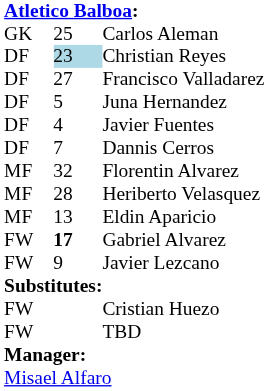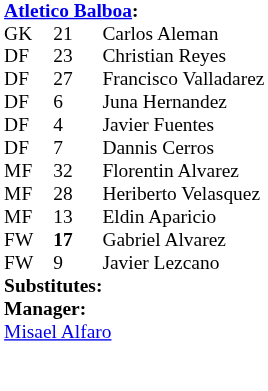(63, 33) 25 -> (63, 33) 21
(63, 56) lightblue background -> (63, 56) no background
(58, 102) 5 -> (58, 102) 6
- row: (161, 308)
- row: (122, 331)
